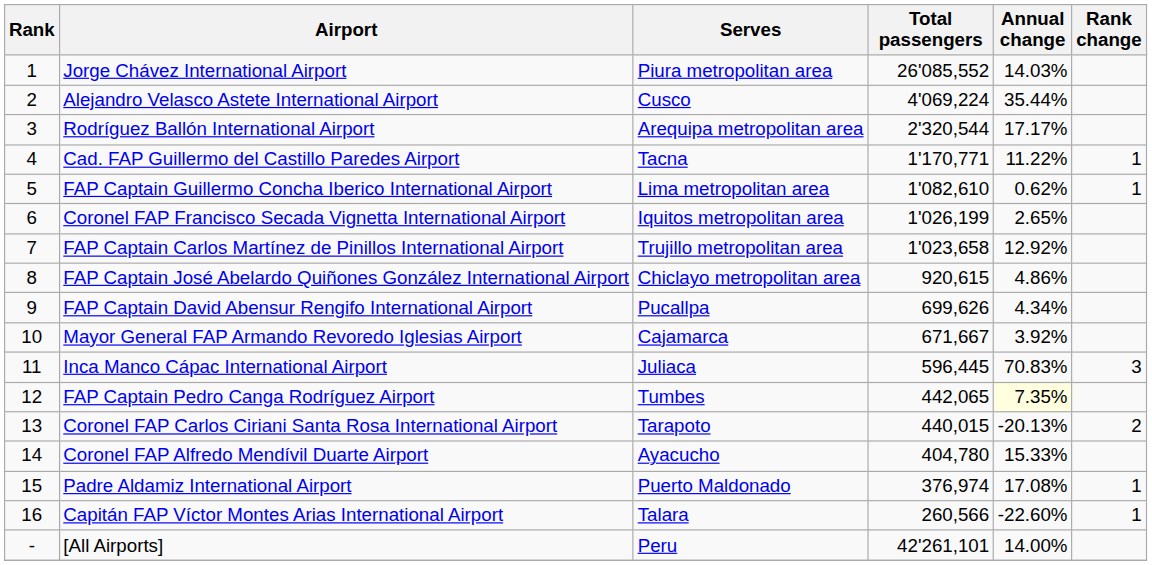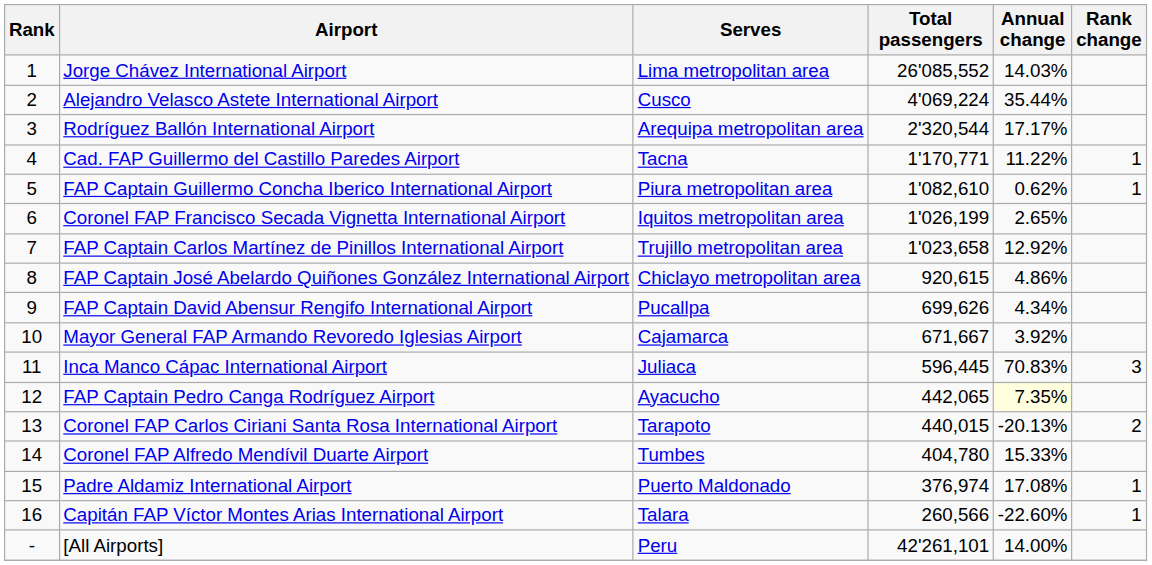(735, 70) Piura metropolitan area -> (733, 70) Lima metropolitan area
(733, 188) Lima metropolitan area -> (735, 188) Piura metropolitan area
(671, 396) Tumbes -> (679, 396) Ayacucho
(679, 456) Ayacucho -> (671, 456) Tumbes
